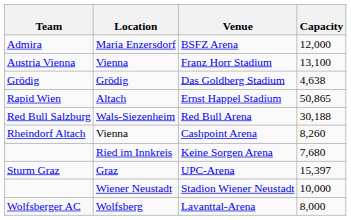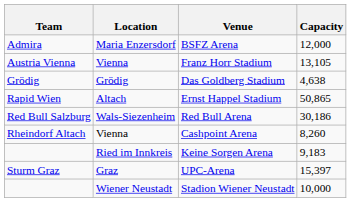(315, 62) 13,100 -> (315, 62) 13,105
(315, 116) 30,188 -> (315, 116) 30,186
(313, 152) 7,680 -> (313, 152) 9,183
- row: (218, 206)
